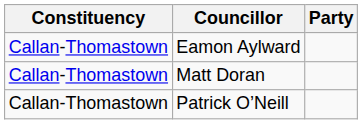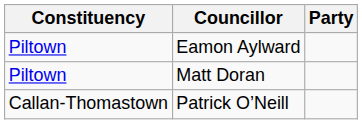(88, 47) Callan-Thomastown -> (38, 47) Piltown
(88, 75) Callan-Thomastown -> (38, 75) Piltown
